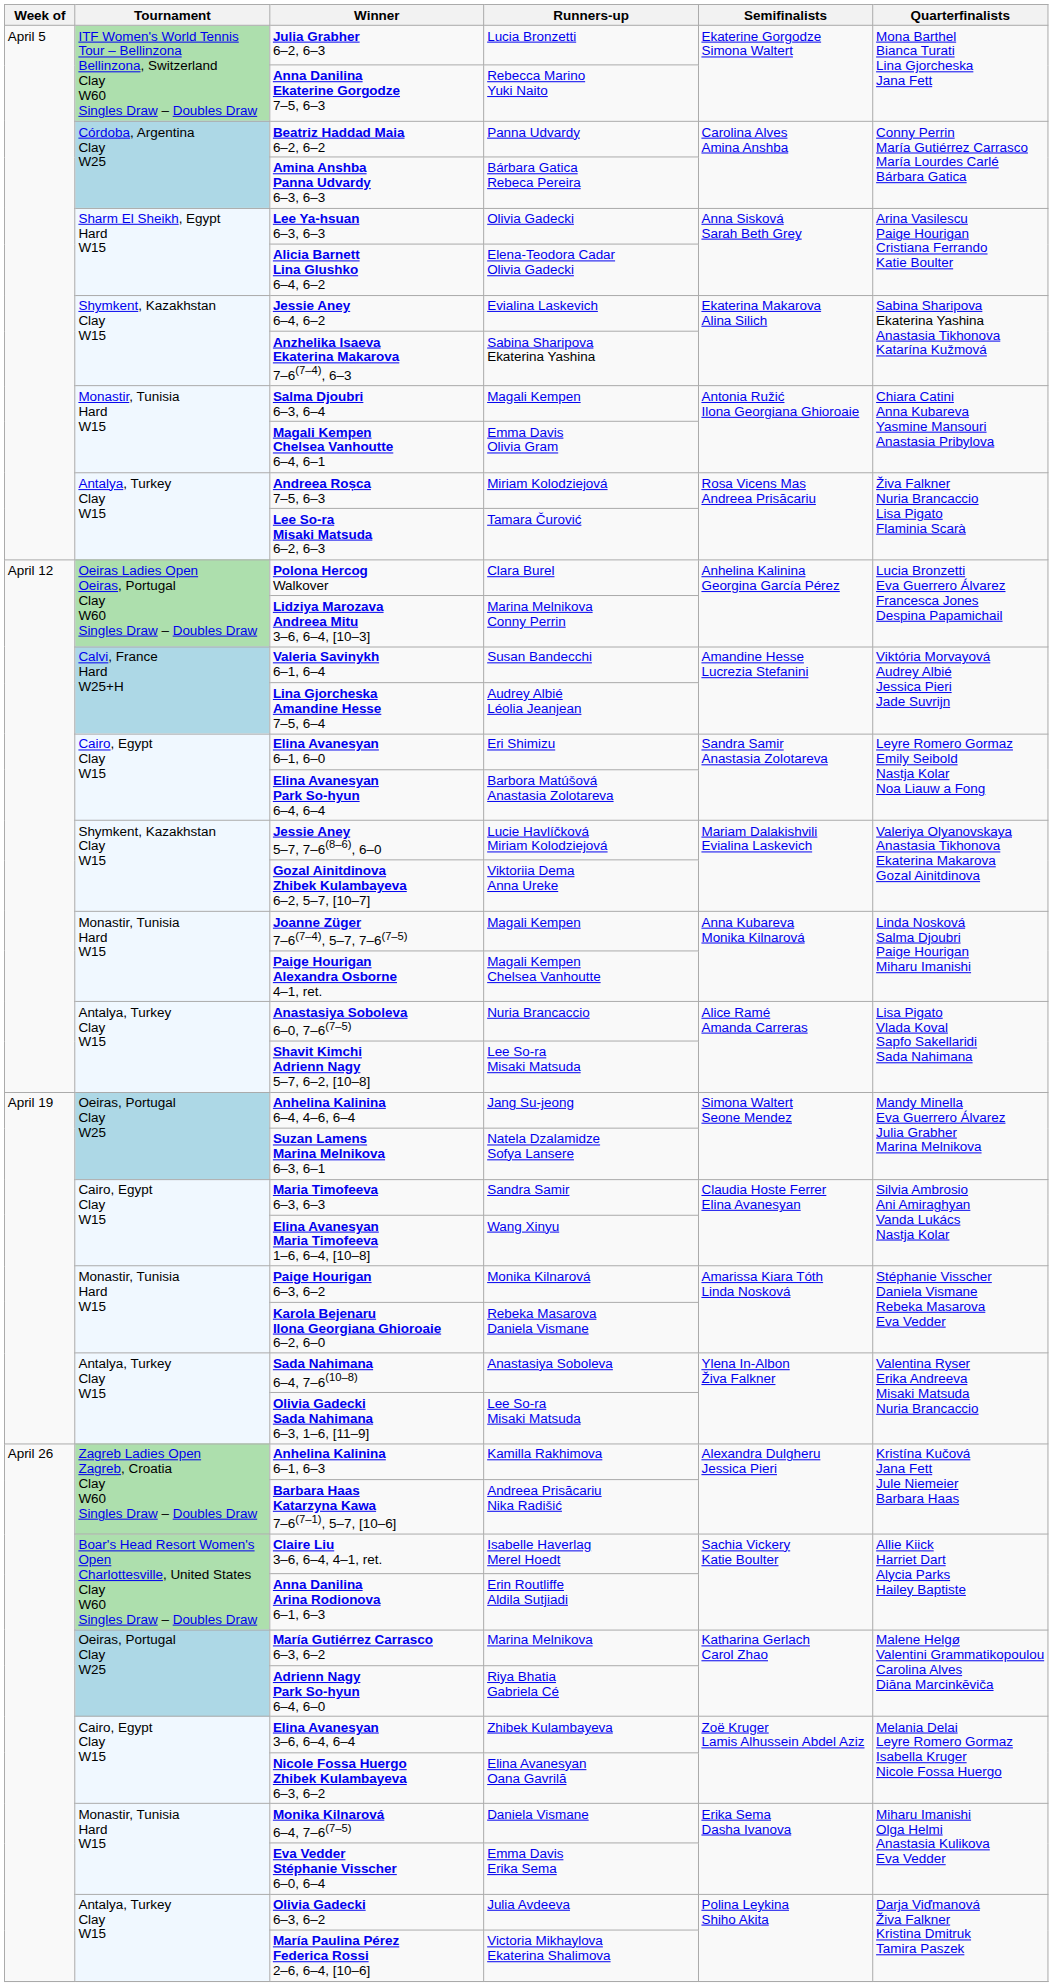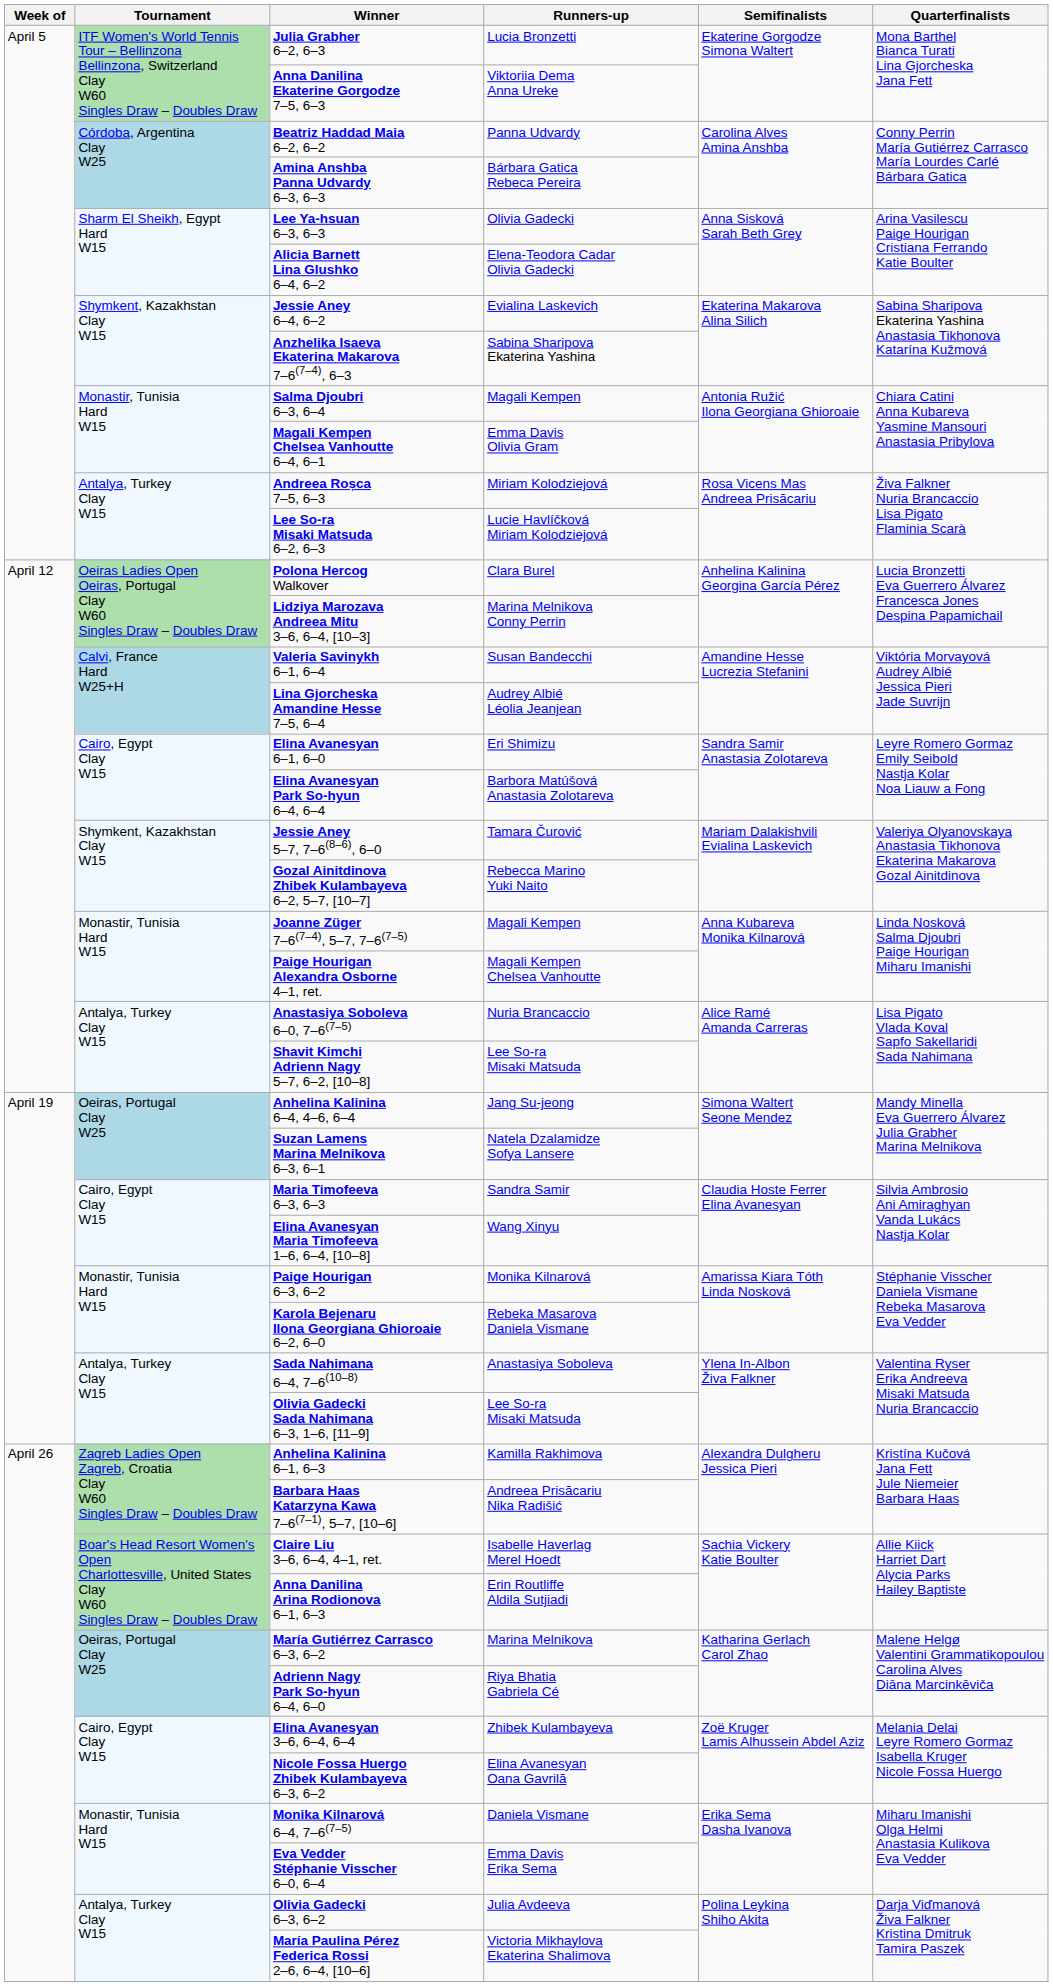(536, 83) Rebecca Marino Yuki Naito -> (531, 83) Viktoriia Dema Anna Ureke
(534, 519) Tamara Čurović -> (547, 526) Lucie Havlíčková Miriam Kolodziejová
(547, 838) Lucie Havlíčková Miriam Kolodziejová -> (534, 831) Tamara Čurović
(531, 878) Viktoriia Dema Anna Ureke -> (536, 878) Rebecca Marino Yuki Naito
